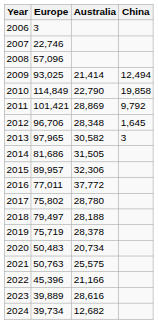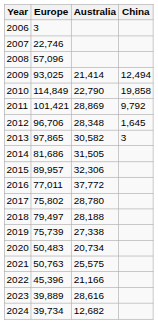(48, 138) 97,965 -> (48, 138) 97,865
(48, 232) 75,719 -> (48, 232) 75,739
(89, 232) 28,378 -> (89, 232) 27,338
